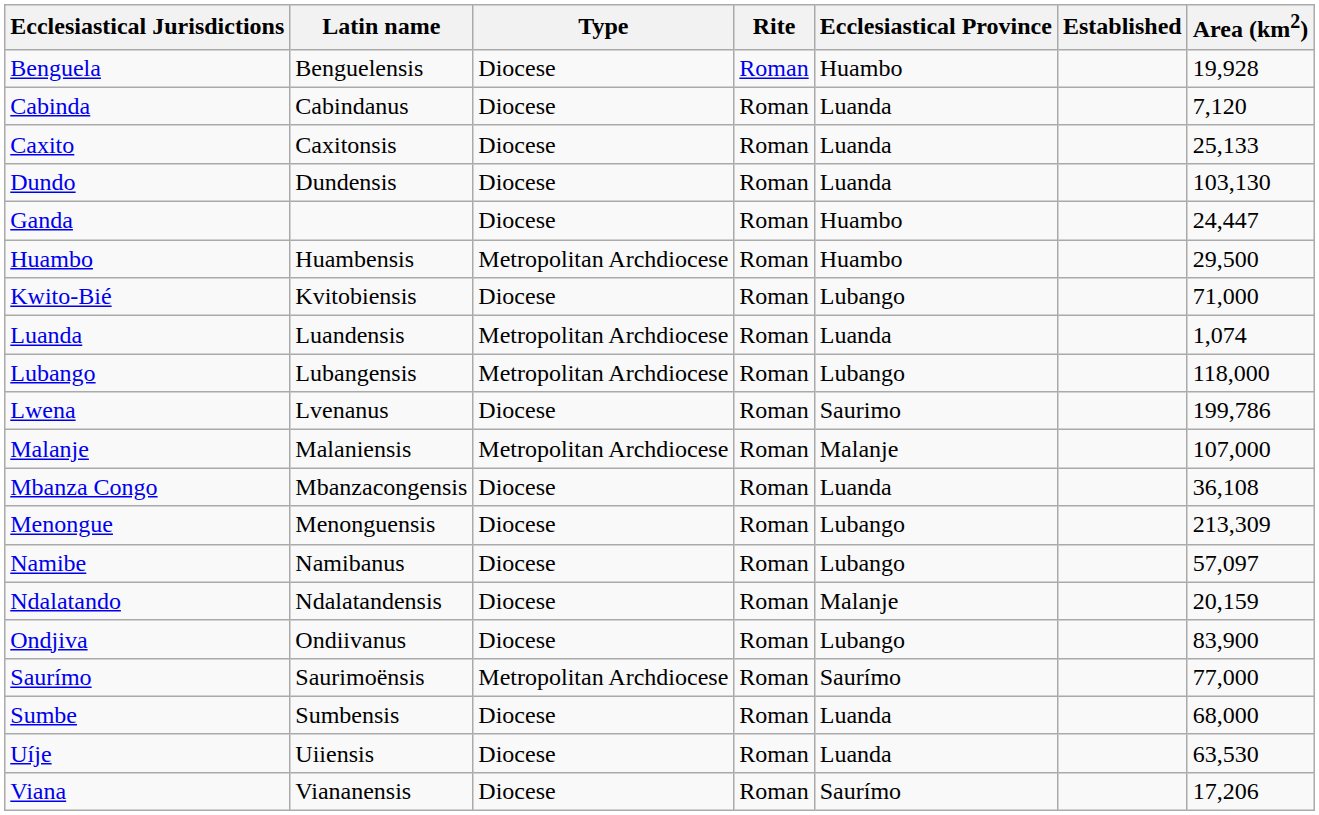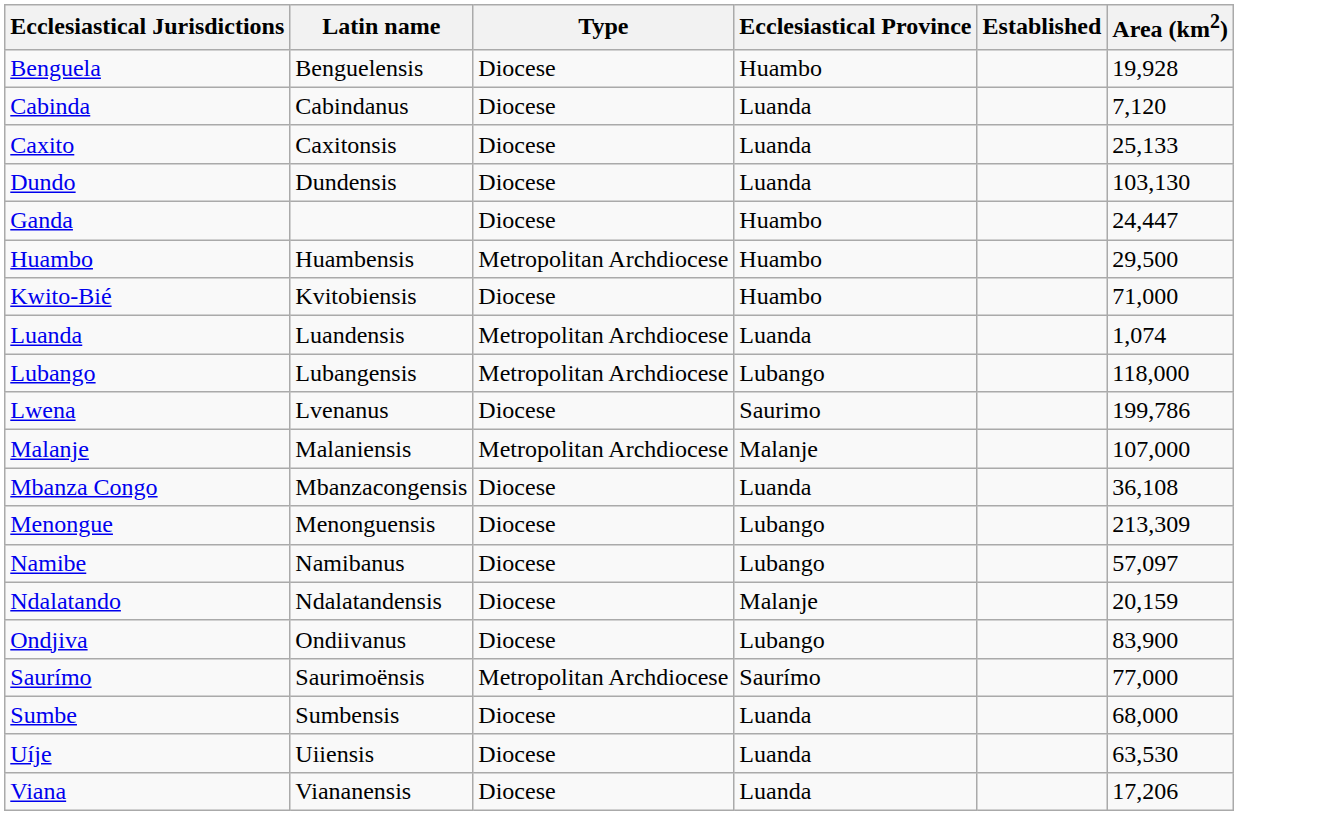- column: (774, 26)
(862, 296) Lubango -> (781, 296) Huambo
(860, 791) Saurímo -> (775, 791) Luanda
